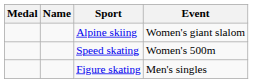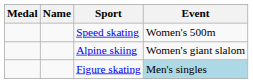rows swapped: (107, 32) <-> (107, 51)
(176, 69) no background -> (176, 69) lightblue background
